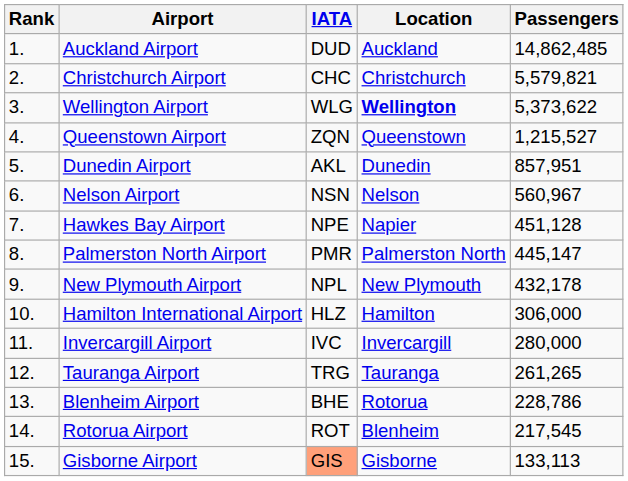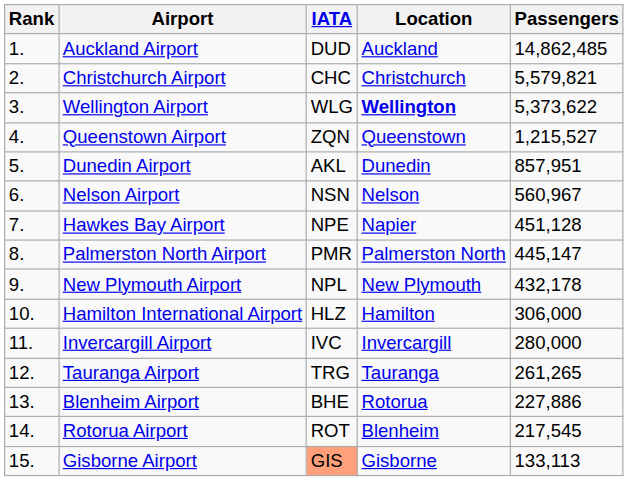(548, 401) 228,786 -> (548, 401) 227,886
